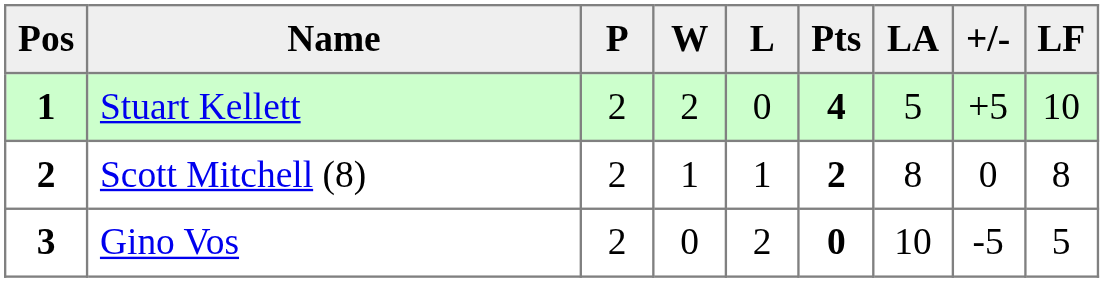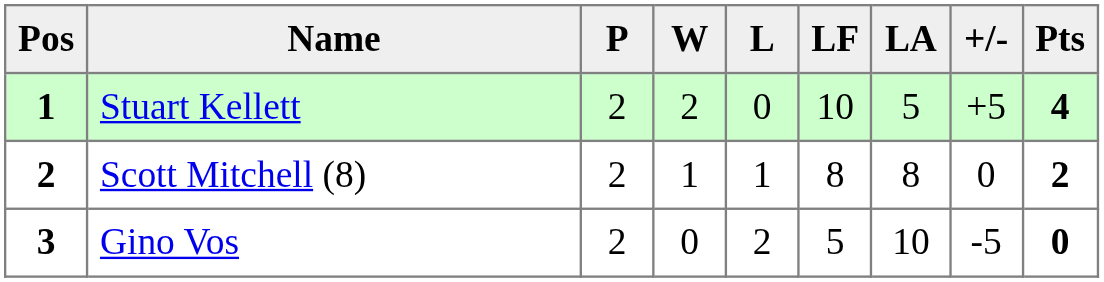columns swapped: (1061, 38) <-> (836, 38)
